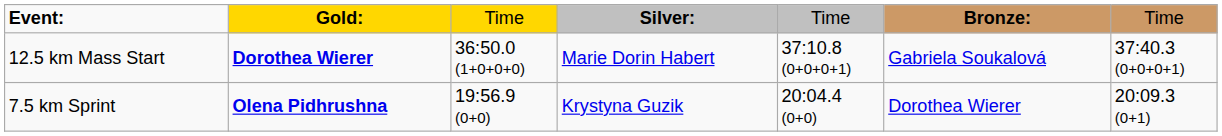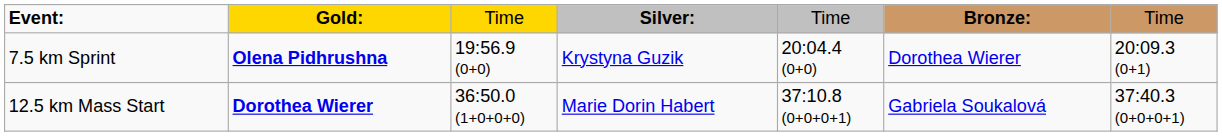rows swapped: (62, 106) <-> (87, 57)
